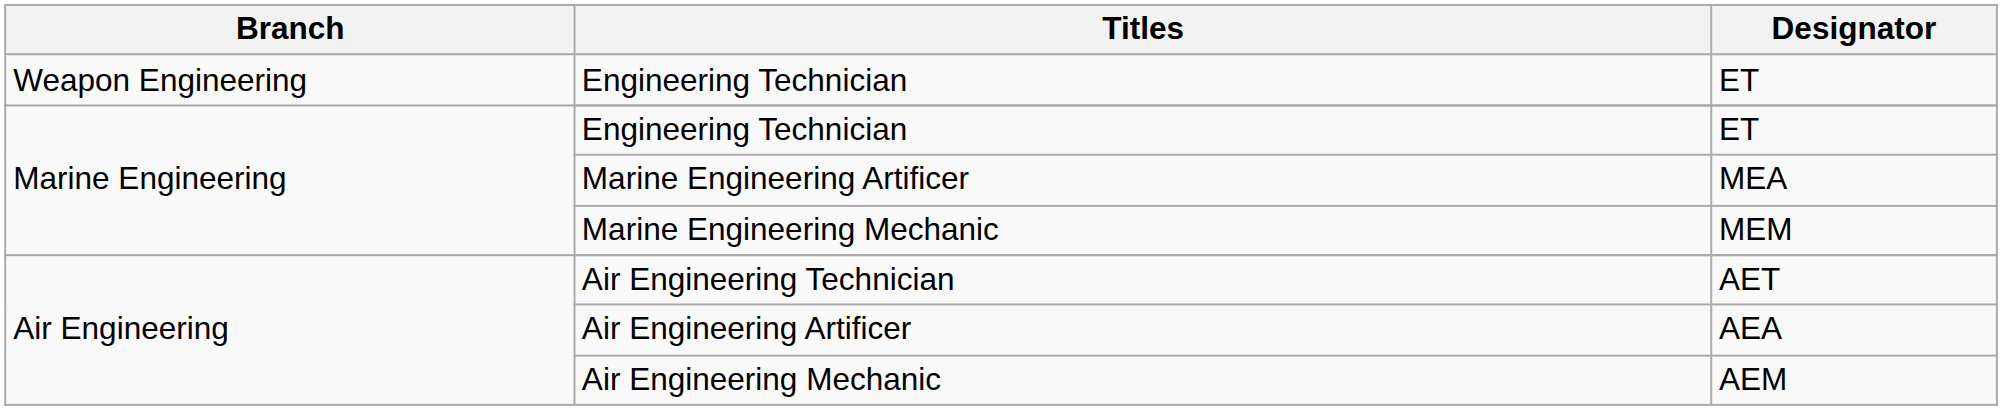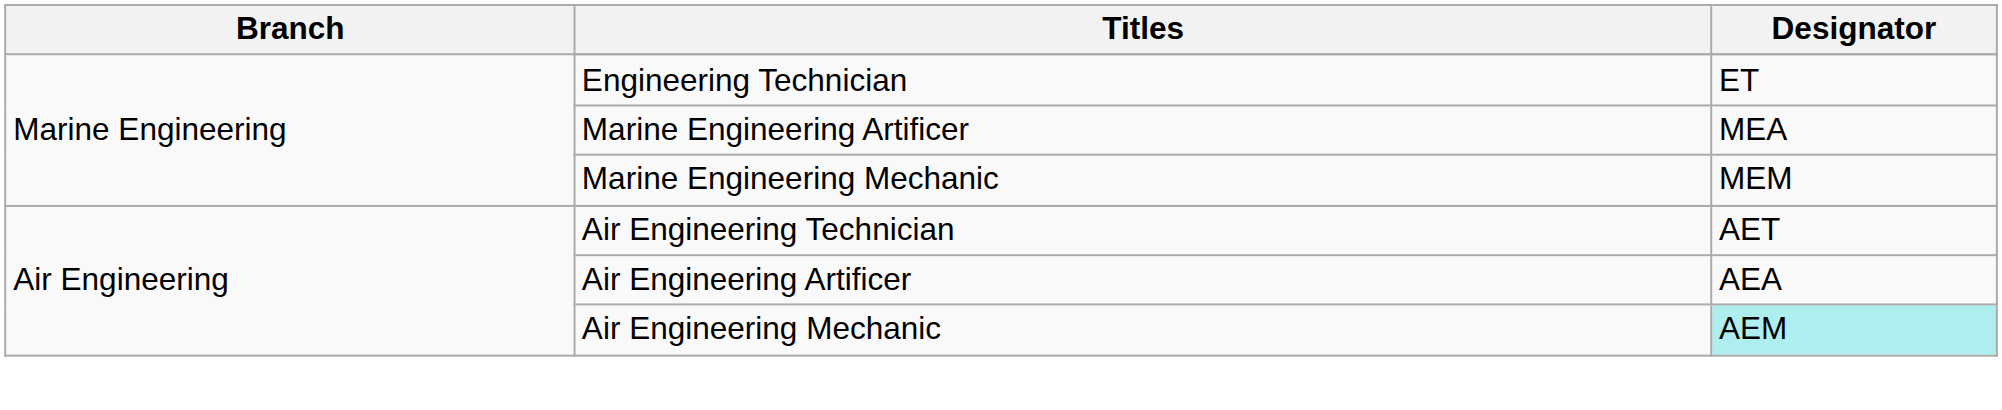- row: (160, 79)
(1753, 379) no background -> (1753, 329) paleturquoise background
